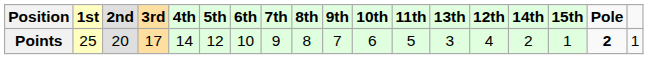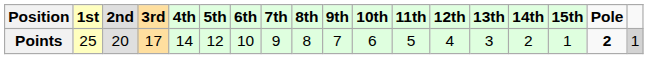columns swapped: (489, 16) <-> (450, 16)
(635, 41) no background -> (635, 41) lightgrey background
